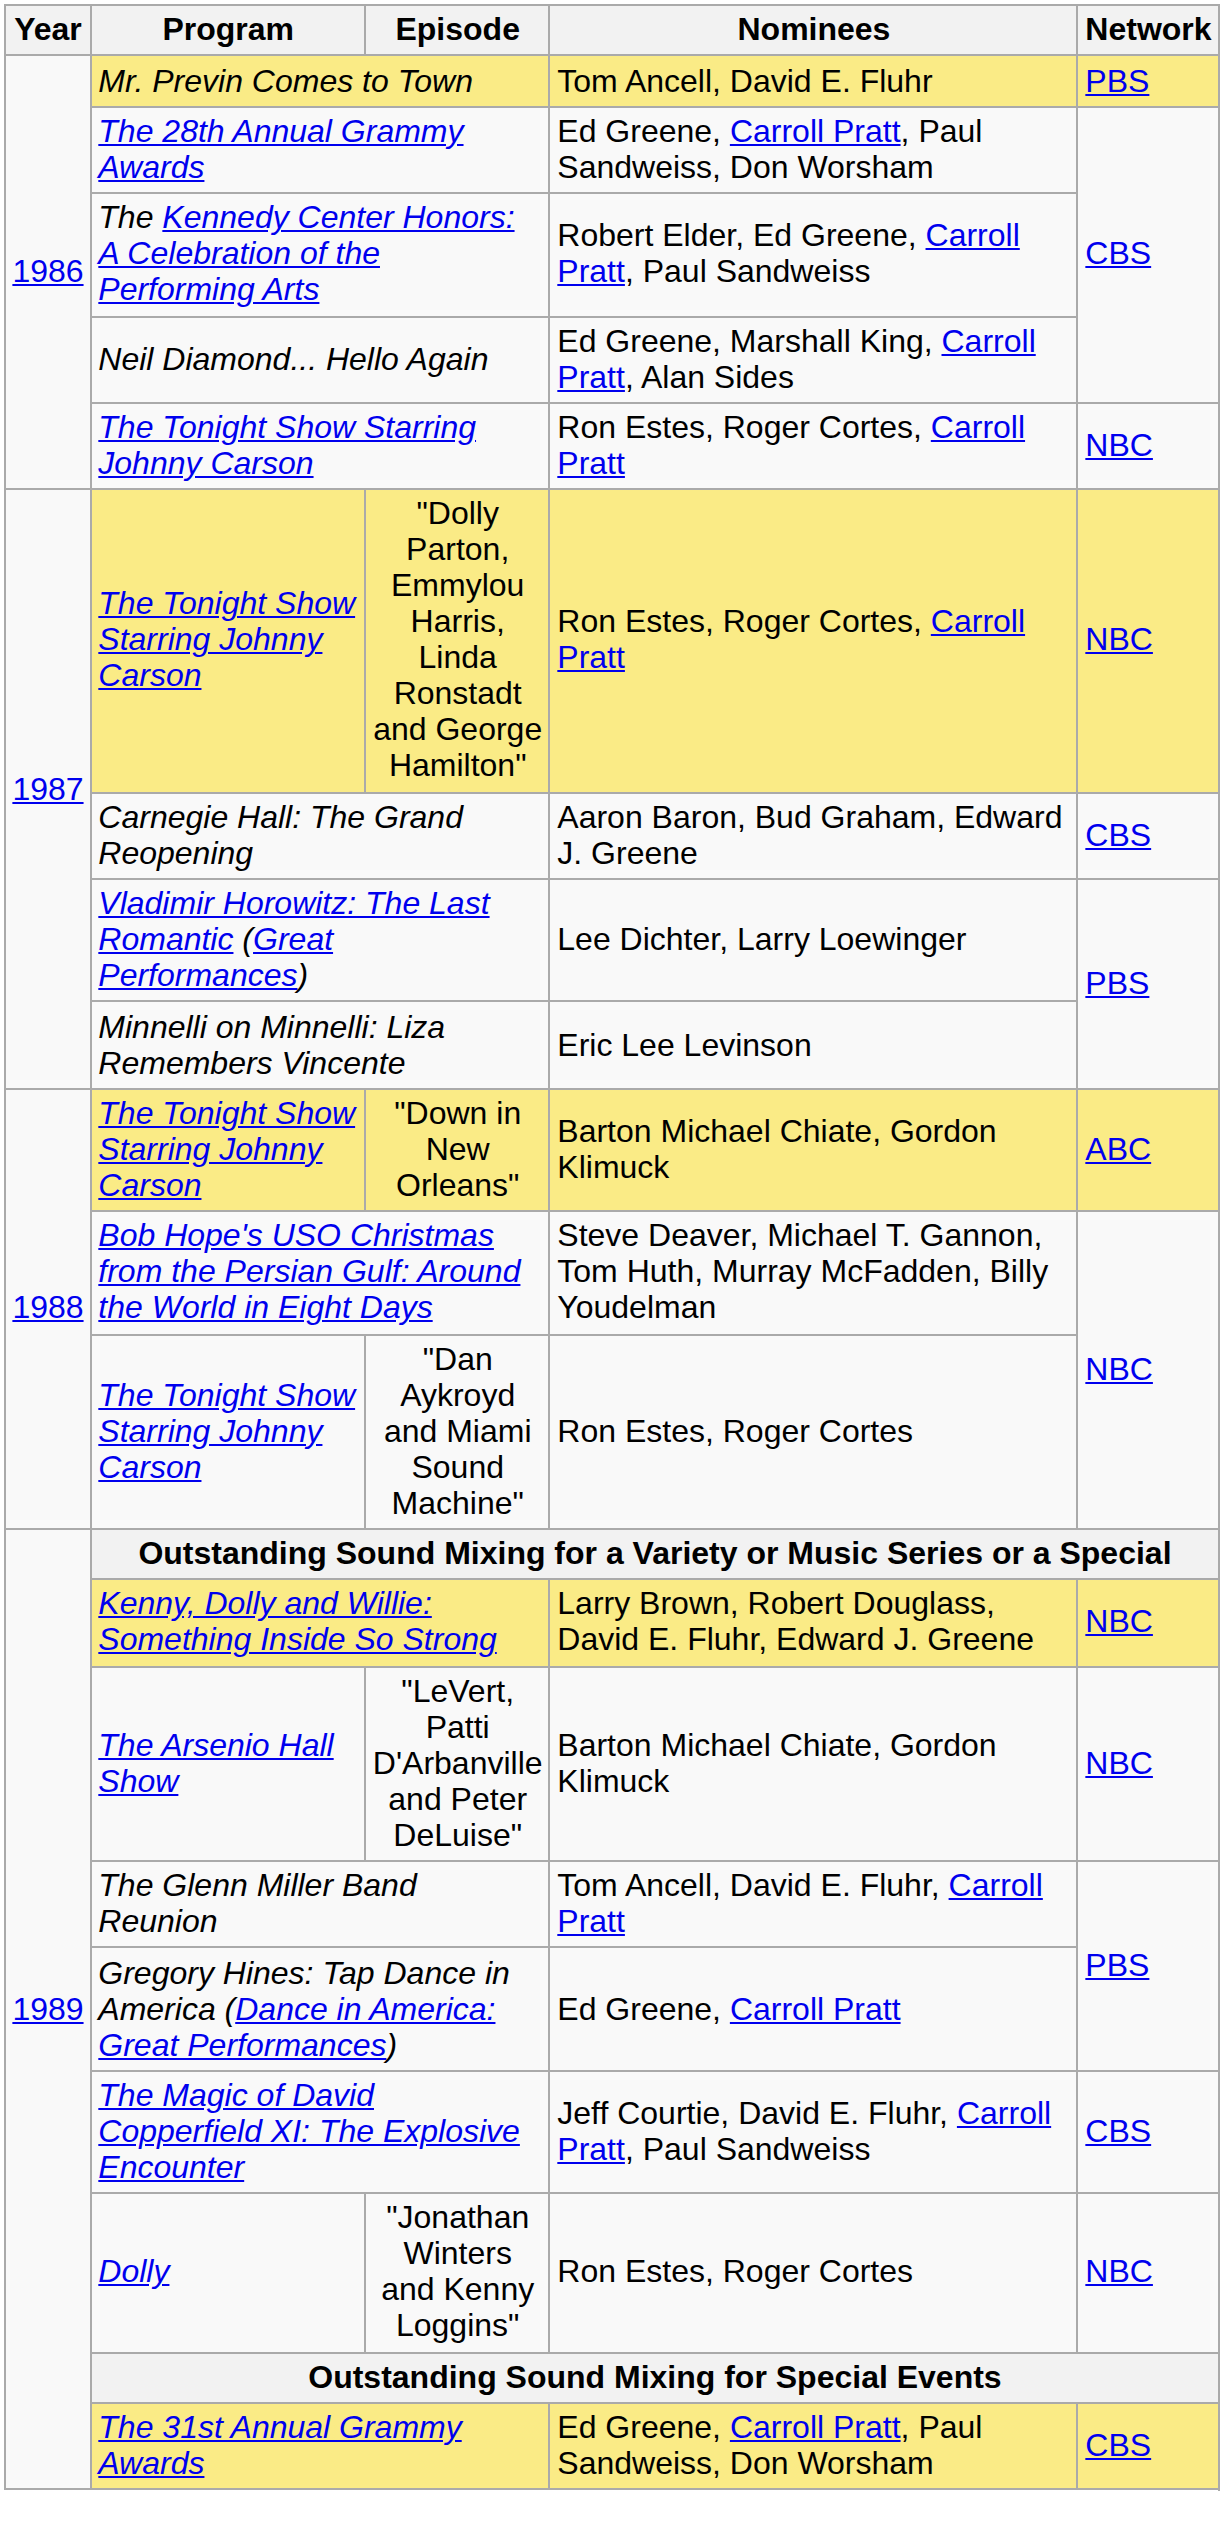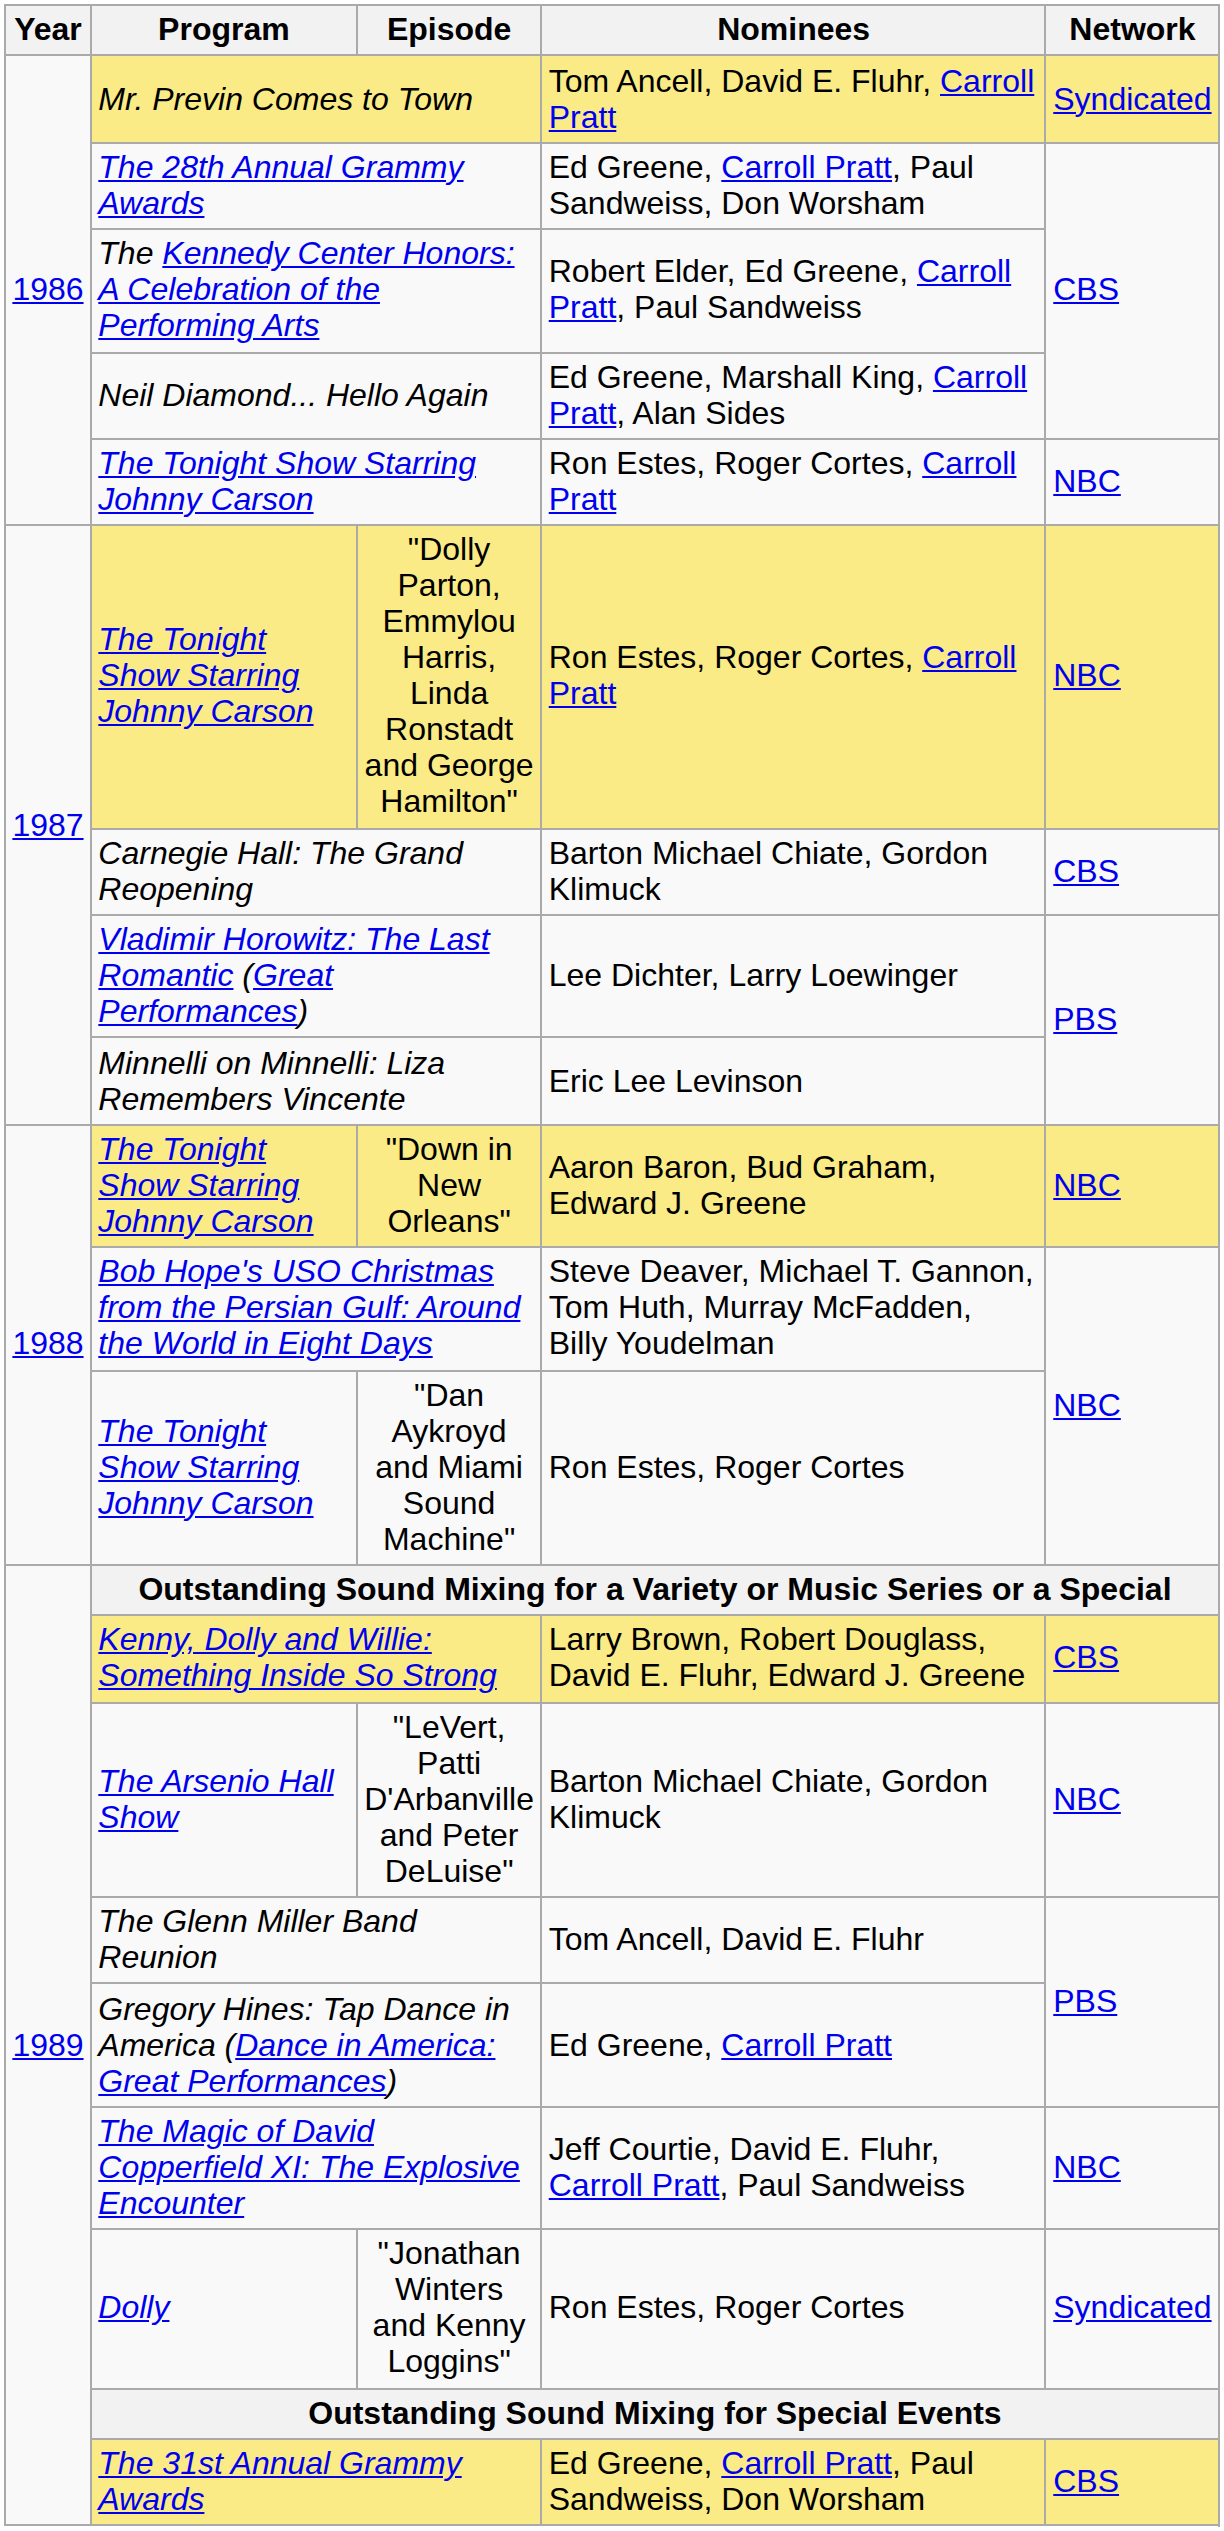(745, 80) Tom Ancell, David E. Fluhr -> (791, 98) Tom Ancell, David E. Fluhr, Carroll Pratt
(1117, 80) PBS -> (1132, 98) Syndicated
(810, 835) Aaron Baron, Bud Graham, Edward J. Greene -> (768, 871) Barton Michael Chiate, Gordon Klimuck
(777, 1149) Barton Michael Chiate, Gordon Klimuck -> (743, 1185) Aaron Baron, Bud Graham, Edward J. Greene
(1118, 1149) ABC -> (1087, 1185) NBC
(1119, 1622) NBC -> (1086, 1658) CBS
(800, 1903) Tom Ancell, David E. Fluhr, Carroll Pratt -> (736, 1939) Tom Ancell, David E. Fluhr
(1118, 2131) CBS -> (1087, 2167) NBC
(1119, 2272) NBC -> (1132, 2308) Syndicated
